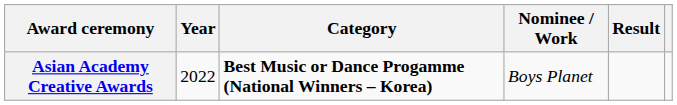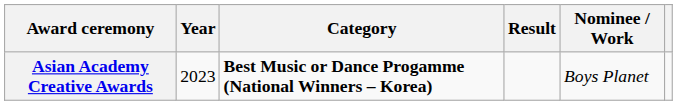columns swapped: (556, 28) <-> (636, 28)
(198, 76) 2022 -> (198, 76) 2023
